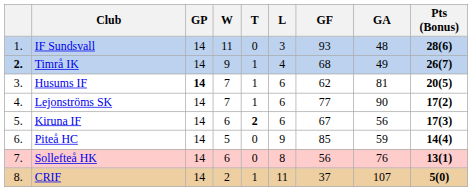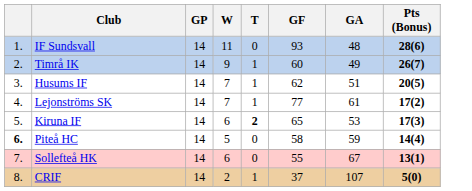- column: (282, 20)
(18, 64) bold -> (18, 64) normal
(325, 64) 68 -> (297, 64) 60
(199, 83) bold -> (199, 83) normal
(382, 83) 81 -> (354, 83) 51
(382, 102) 90 -> (354, 102) 61
(325, 121) 67 -> (297, 121) 65
(382, 121) 56 -> (354, 121) 53
(18, 139) normal -> (18, 139) bold
(325, 139) 85 -> (297, 139) 58
(325, 158) 56 -> (297, 158) 55
(382, 158) 76 -> (354, 158) 67
